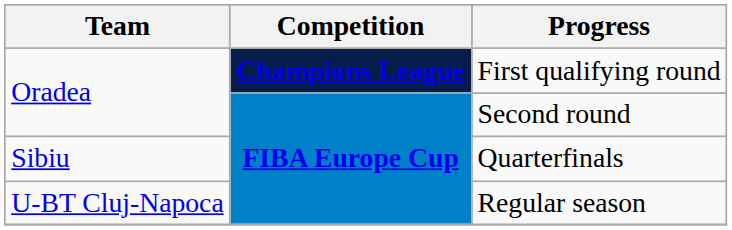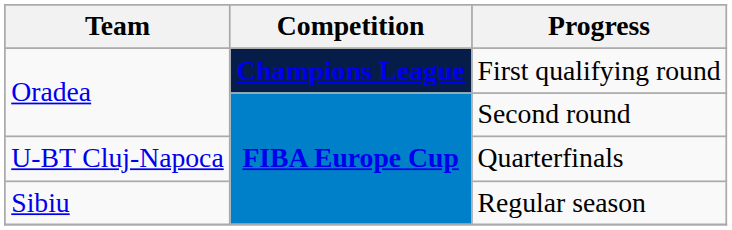(40, 158) Sibiu -> (117, 158) U-BT Cluj-Napoca
(117, 202) U-BT Cluj-Napoca -> (40, 202) Sibiu
